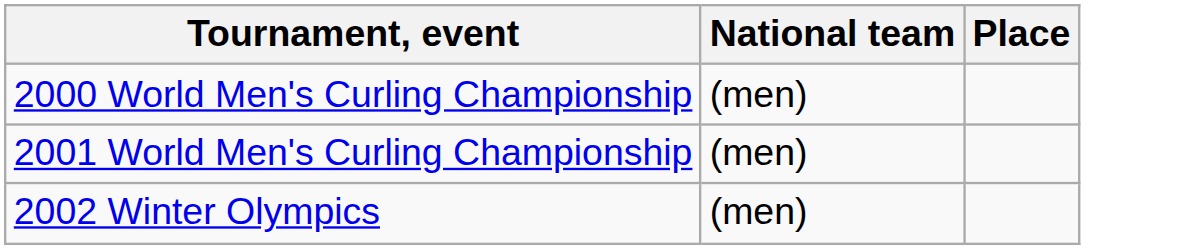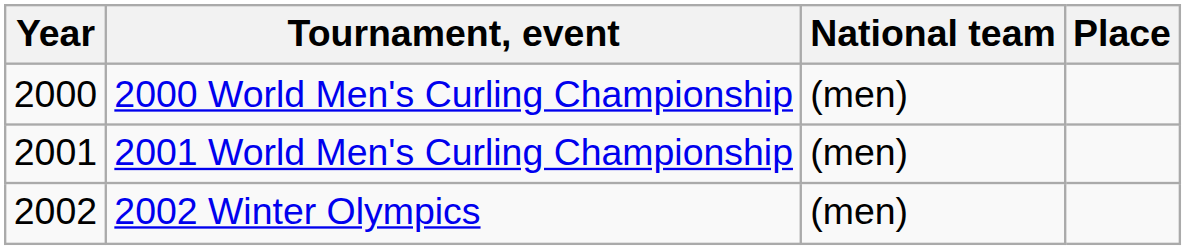+ column: (55, 34)
